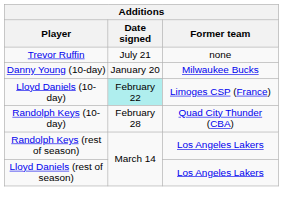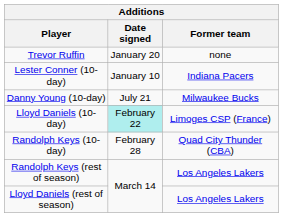(135, 54) July 21 -> (135, 54) January 20
+ row: (56, 76)
(135, 70) January 20 -> (135, 97) July 21
